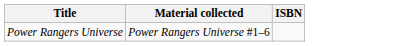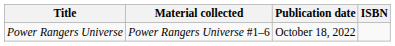+ column: (315, 13)
